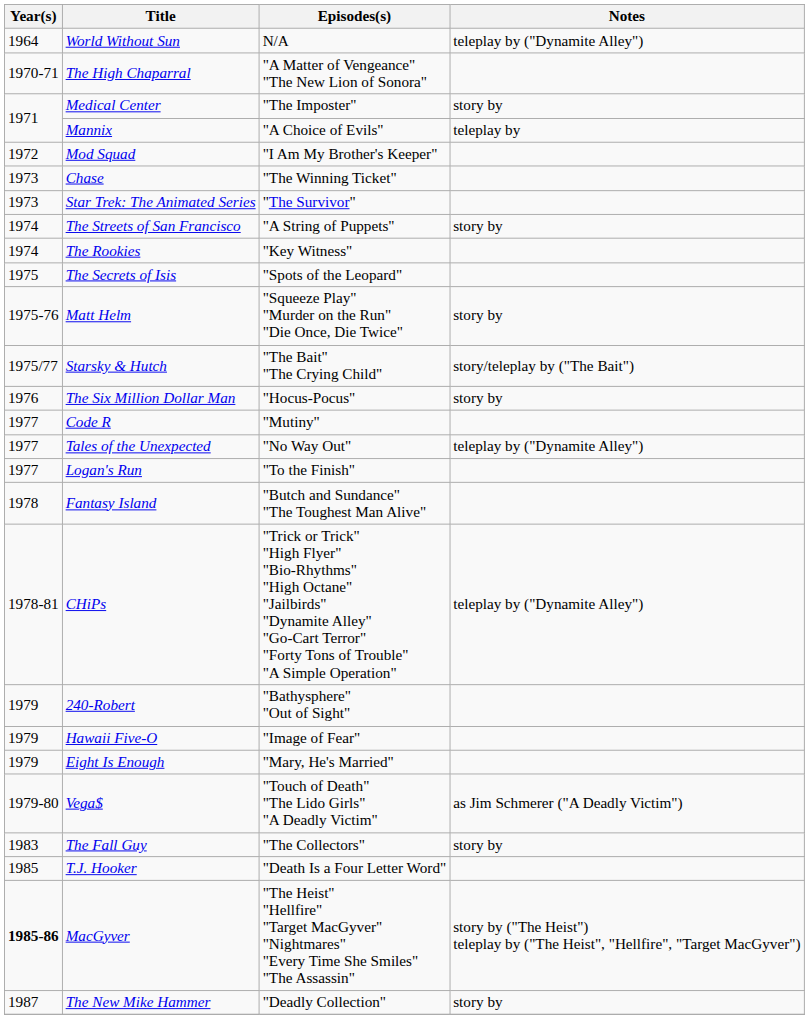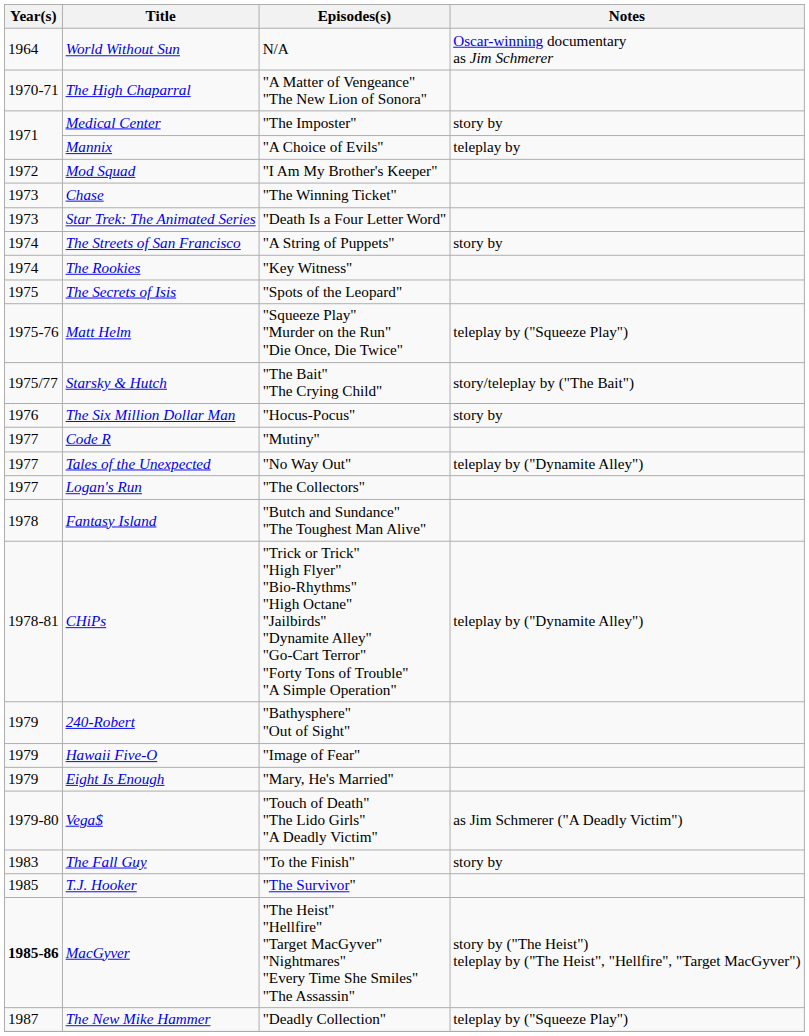(548, 40) teleplay by ("Dynamite Alley") -> (540, 49) Oscar-winning documentary as Jim Schmerer
(309, 202) "The Survivor" -> (354, 219) "Death Is a Four Letter Word"
(478, 315) story by -> (541, 333) teleplay by ("Squeeze Play")
(309, 470) "To the Finish" -> (314, 487) "The Collectors"
(314, 844) "The Collectors" -> (309, 861) "To the Finish"
(354, 868) "Death Is a Four Letter Word" -> (309, 885) "The Survivor"
(478, 1002) story by -> (541, 1019) teleplay by ("Squeeze Play")
